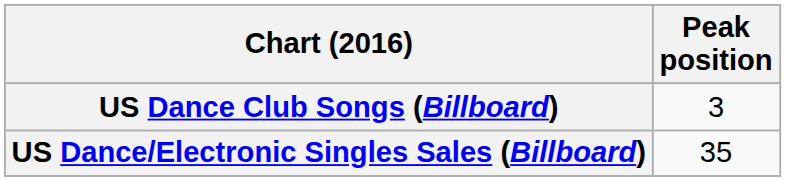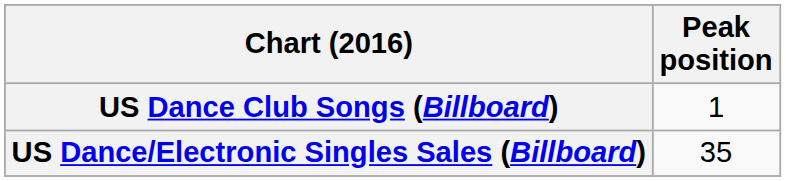(716, 106) 3 -> (716, 106) 1
